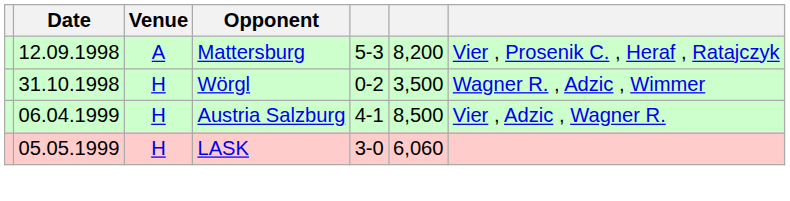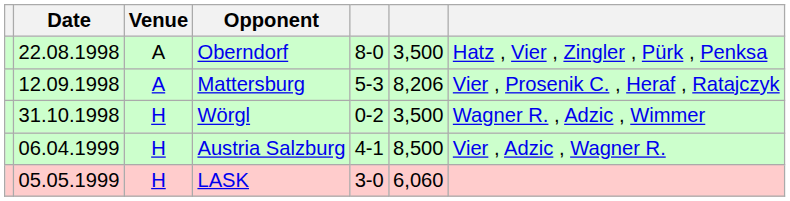+ row: (243, 52)
(418, 52) 8,200 -> (418, 84) 8,206
